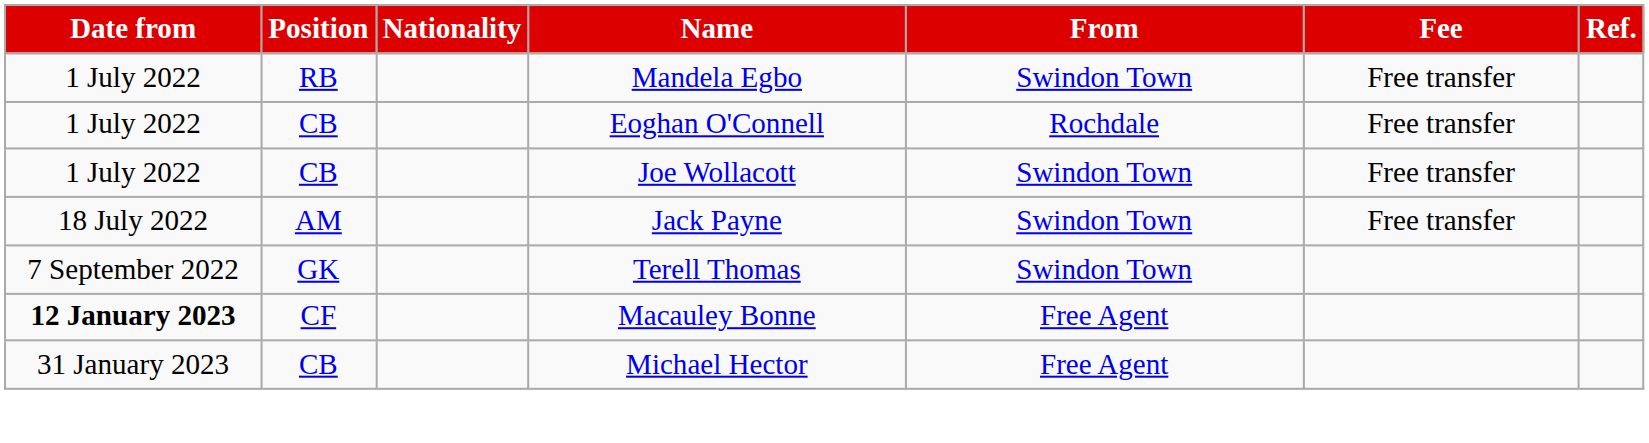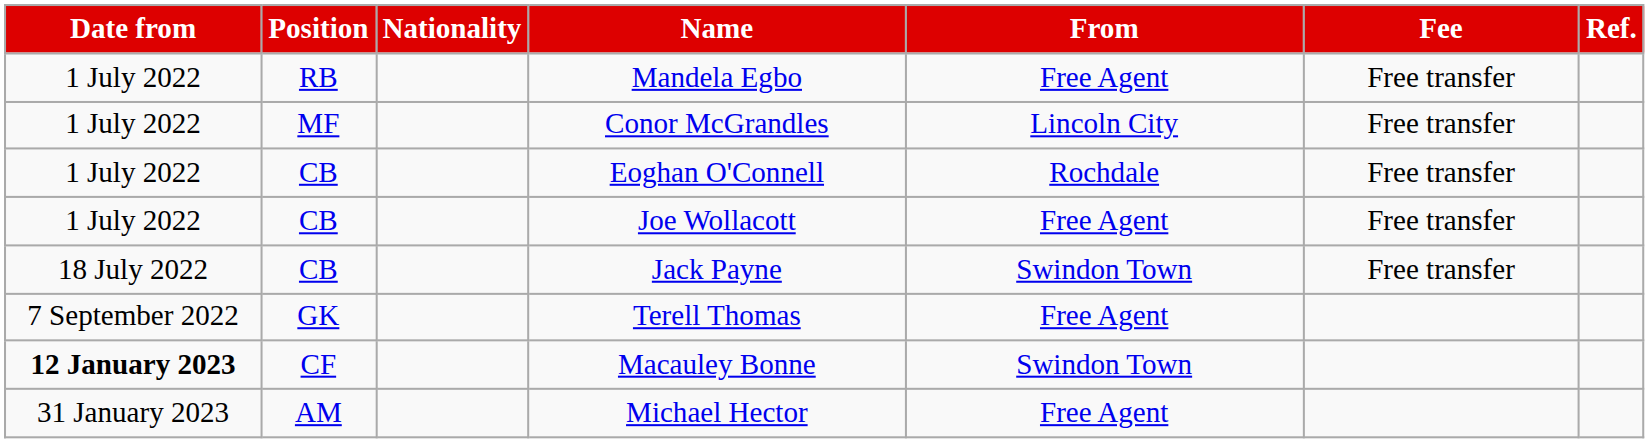(1104, 76) Swindon Town -> (1104, 76) Free Agent
+ row: (717, 124)
(1104, 172) Swindon Town -> (1104, 220) Free Agent
(318, 220) AM -> (318, 268) CB
(1104, 268) Swindon Town -> (1104, 316) Free Agent
(1104, 316) Free Agent -> (1104, 364) Swindon Town
(318, 364) CB -> (318, 412) AM
